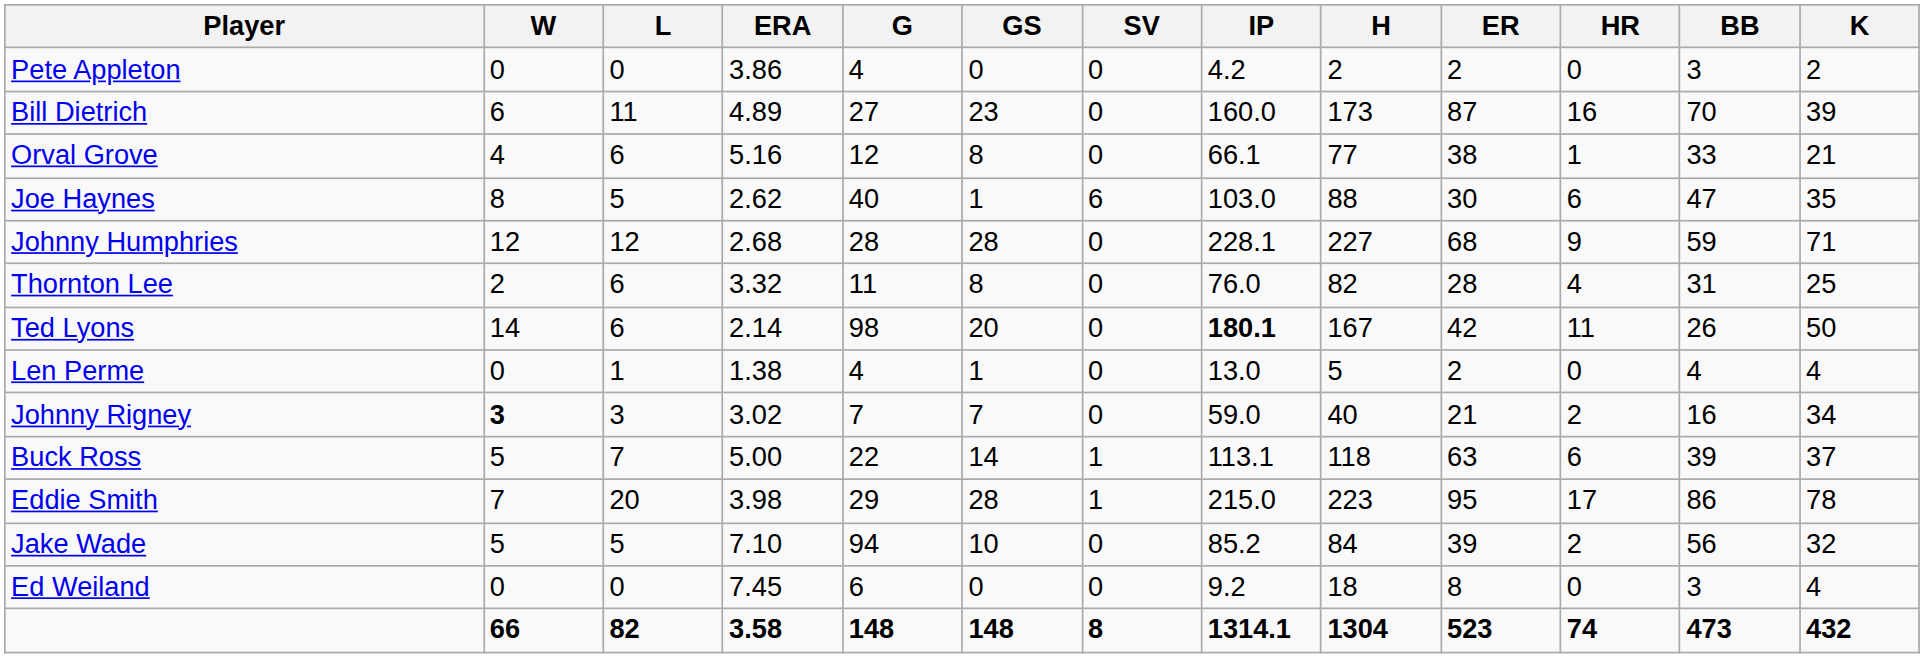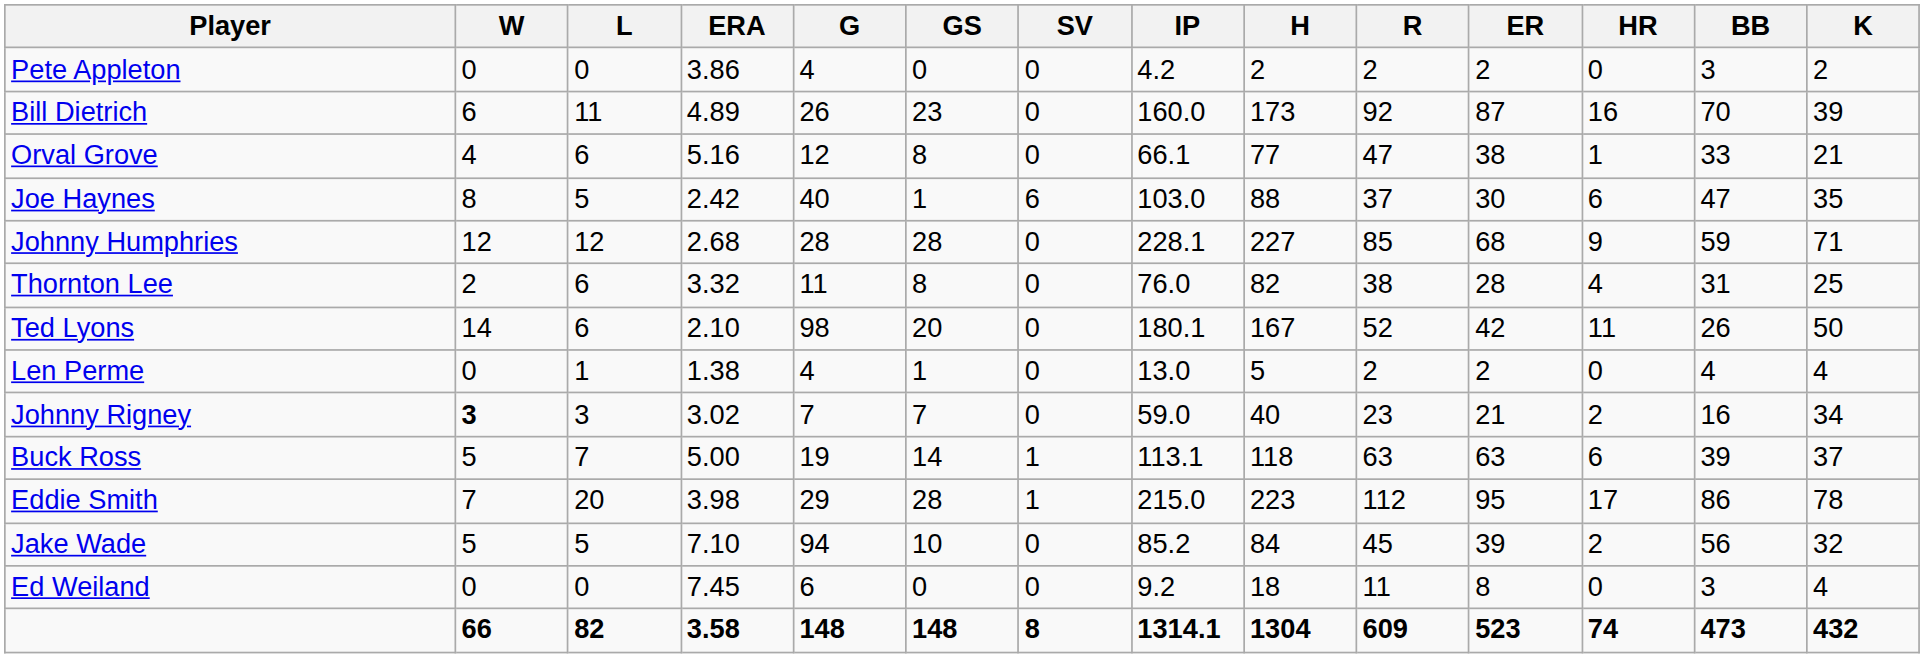+ column: (1413, 26)
(864, 112) 27 -> (815, 112) 26
(756, 198) 2.62 -> (713, 198) 2.42
(756, 328) 2.14 -> (713, 328) 2.10
(1242, 328) bold -> (1171, 328) normal
(864, 457) 22 -> (815, 457) 19
